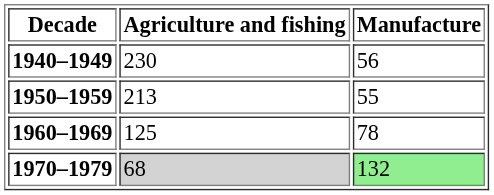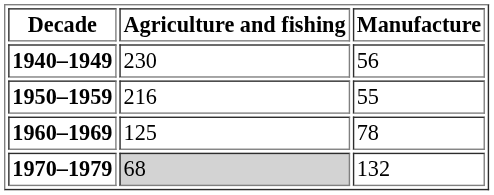(140, 96) 213 -> (140, 96) 216
(373, 169) lightgreen background -> (373, 169) no background
